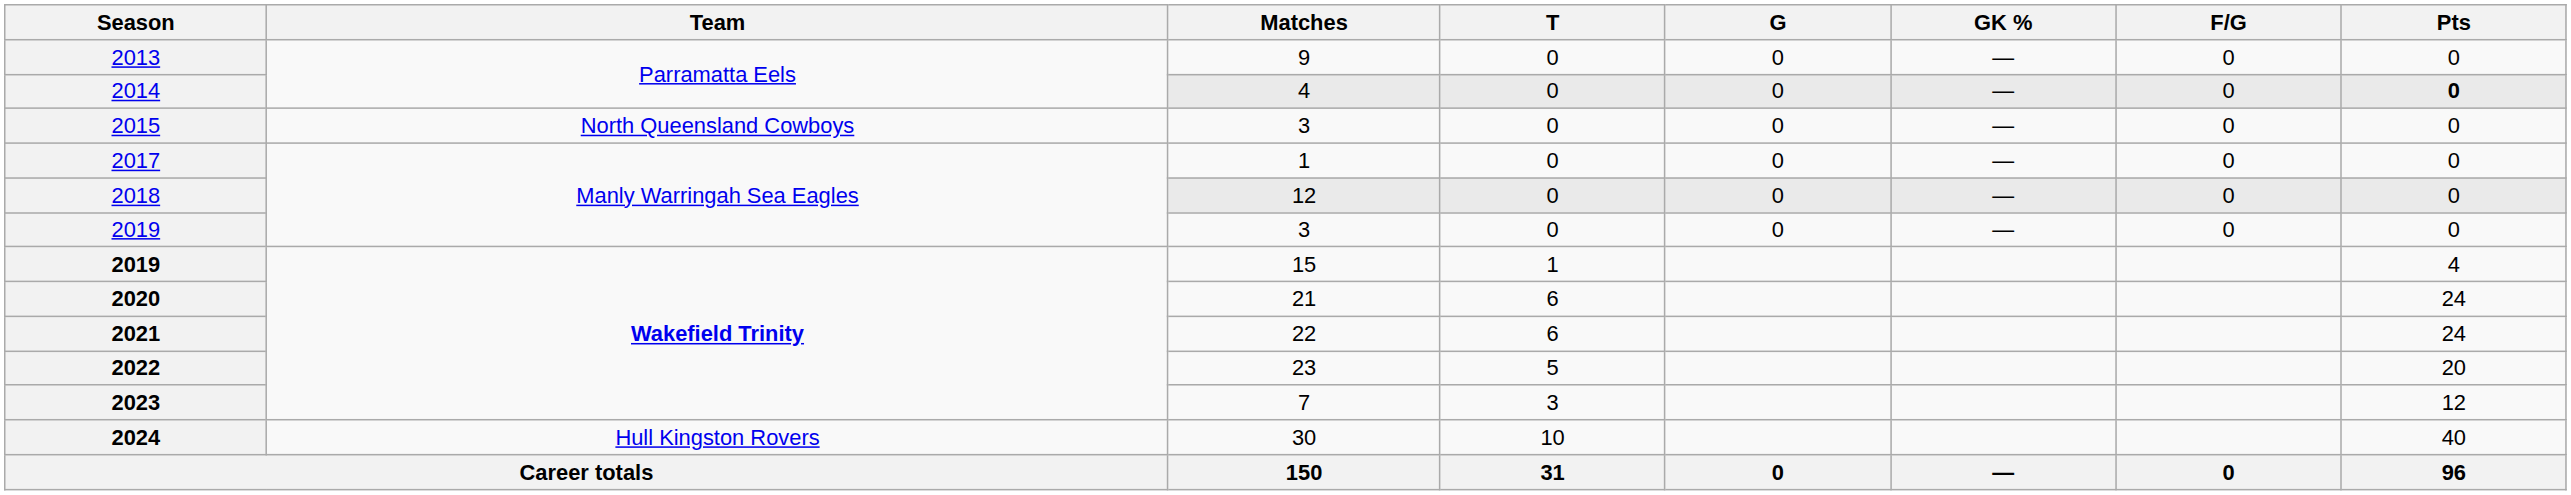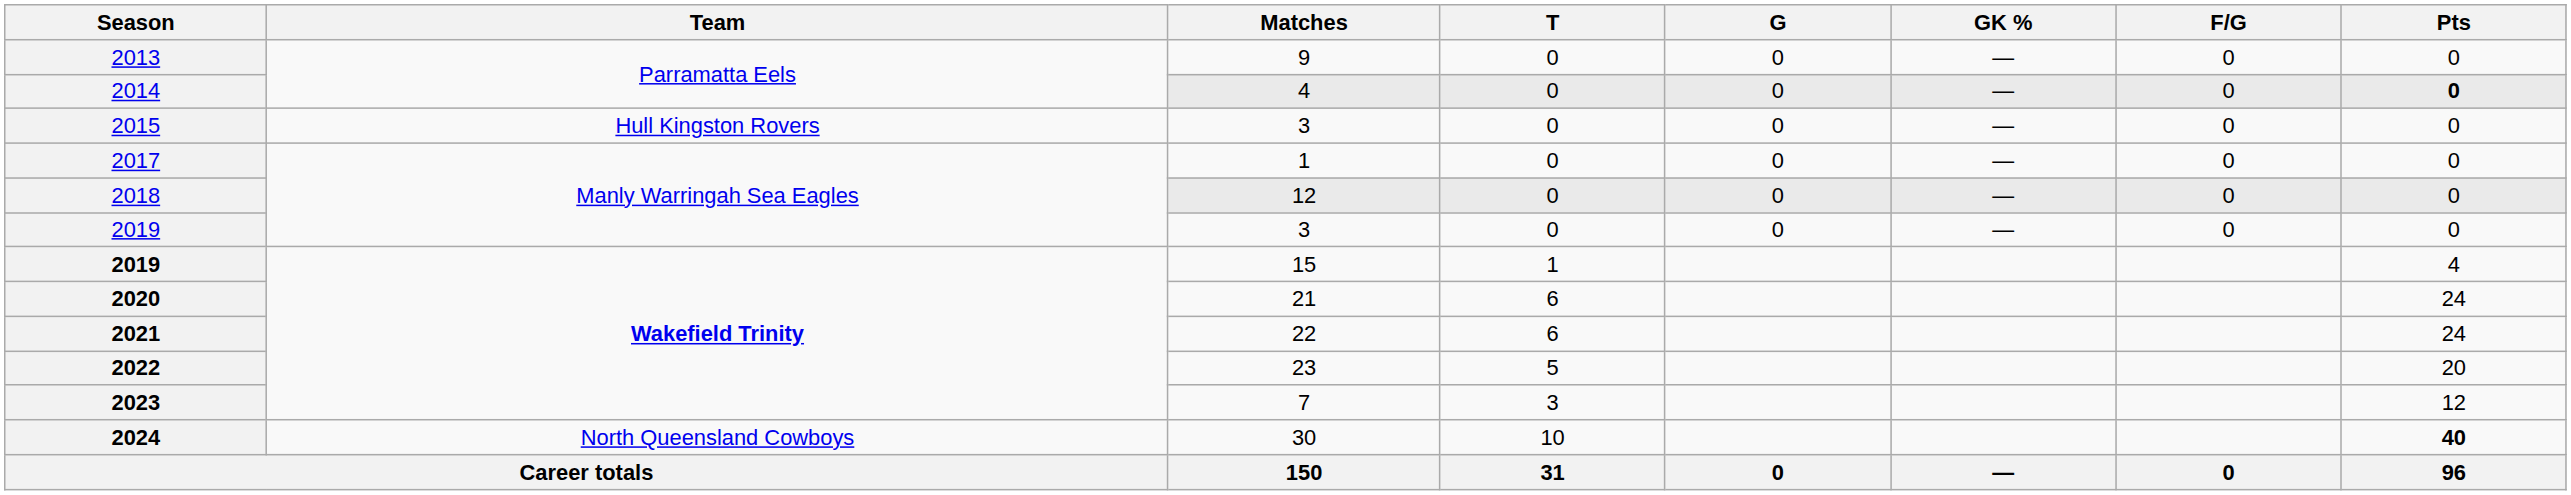(718, 126) North Queensland Cowboys -> (718, 126) Hull Kingston Rovers
(718, 437) Hull Kingston Rovers -> (718, 437) North Queensland Cowboys
(2454, 437) normal -> (2454, 437) bold
